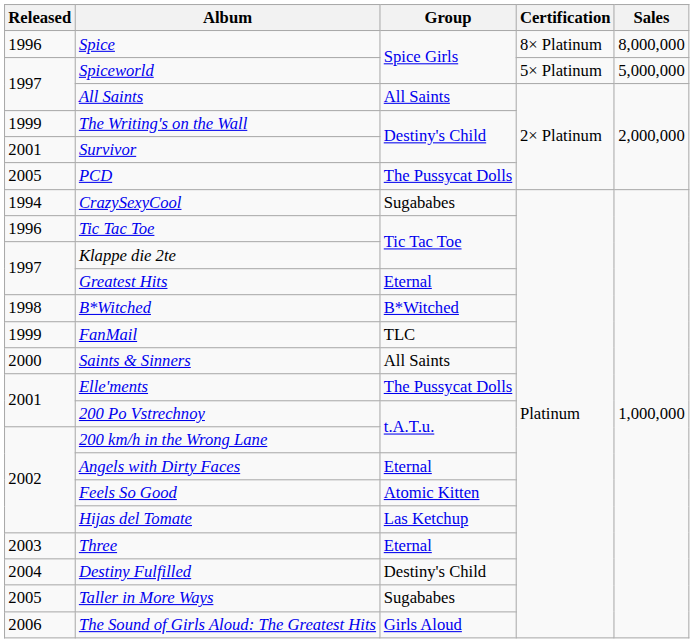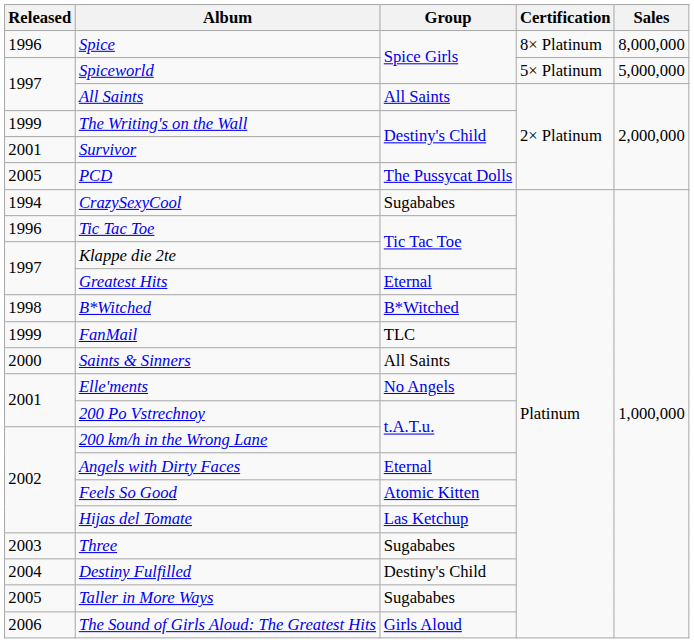(448, 387) The Pussycat Dolls -> (419, 387) No Angels
(408, 545) Eternal -> (419, 545) Sugababes
